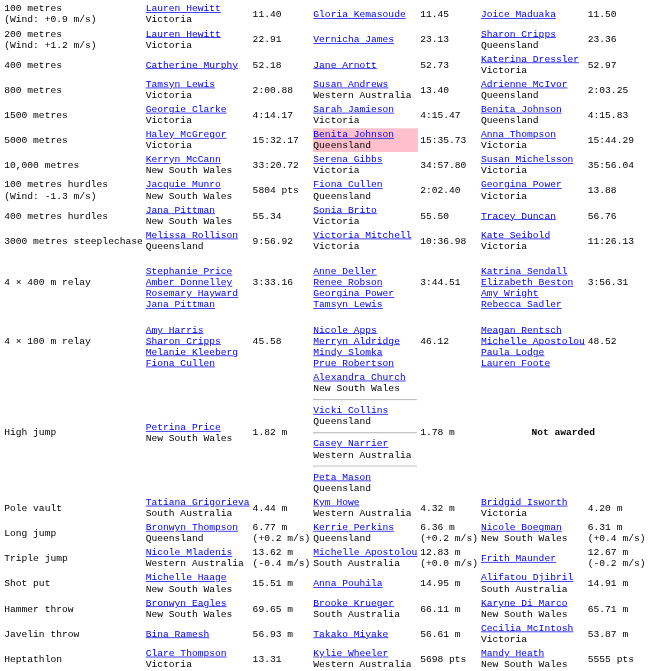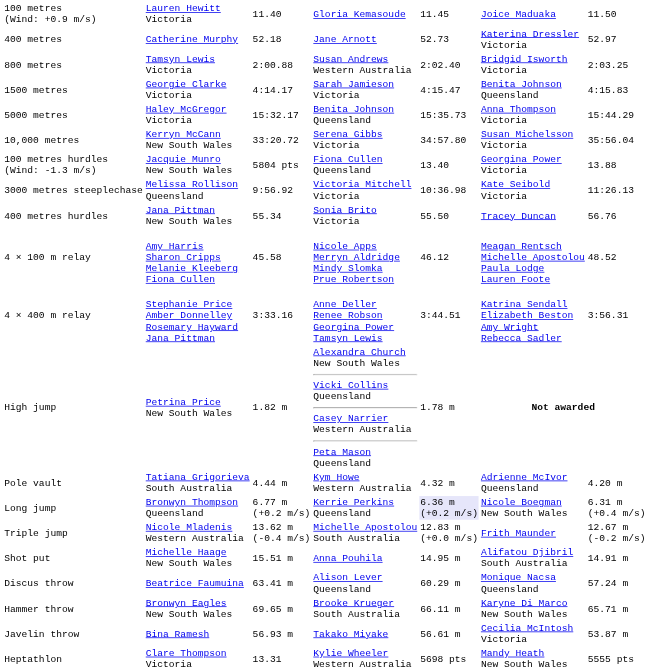- row: (50, 39)
(435, 90) 13.40 -> (440, 65) 2:02.40
(524, 90) Adrienne McIvor Queensland -> (524, 65) Bridgid Isworth Victoria
(354, 140) pink background -> (354, 115) no background
(440, 190) 2:02.40 -> (435, 165) 13.40
rows swapped: (56, 216) <-> (73, 241)
rows swapped: (48, 341) <-> (48, 283)
(524, 508) Bridgid Isworth Victoria -> (524, 483) Adrienne McIvor Queensland
(449, 533) no background -> (449, 508) lavender background
+ row: (39, 583)
